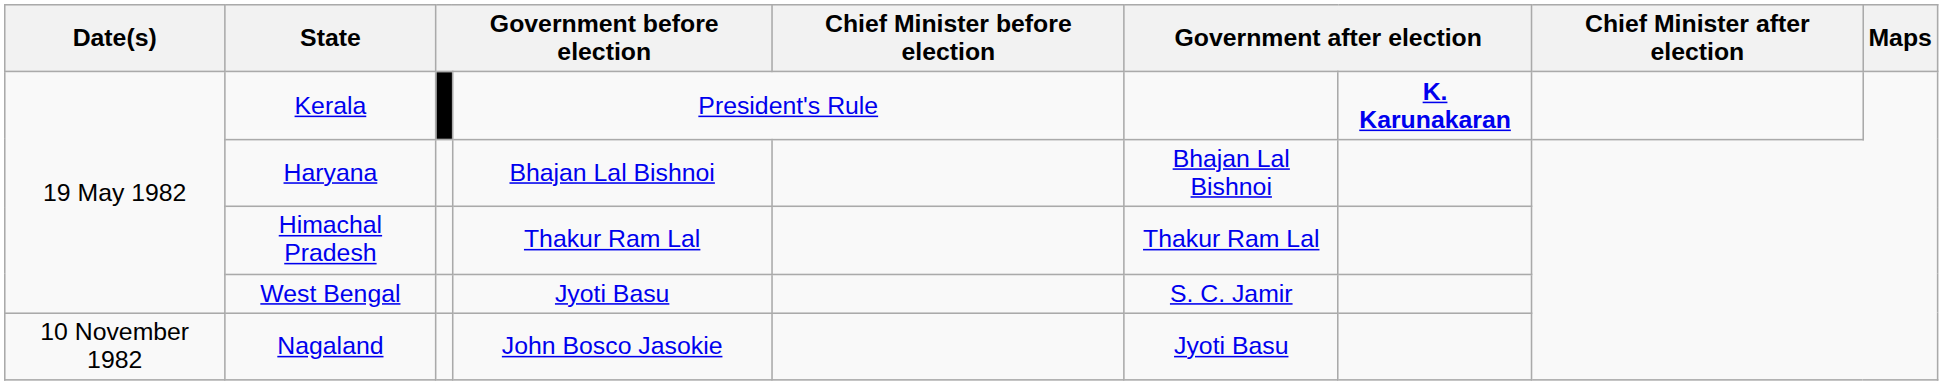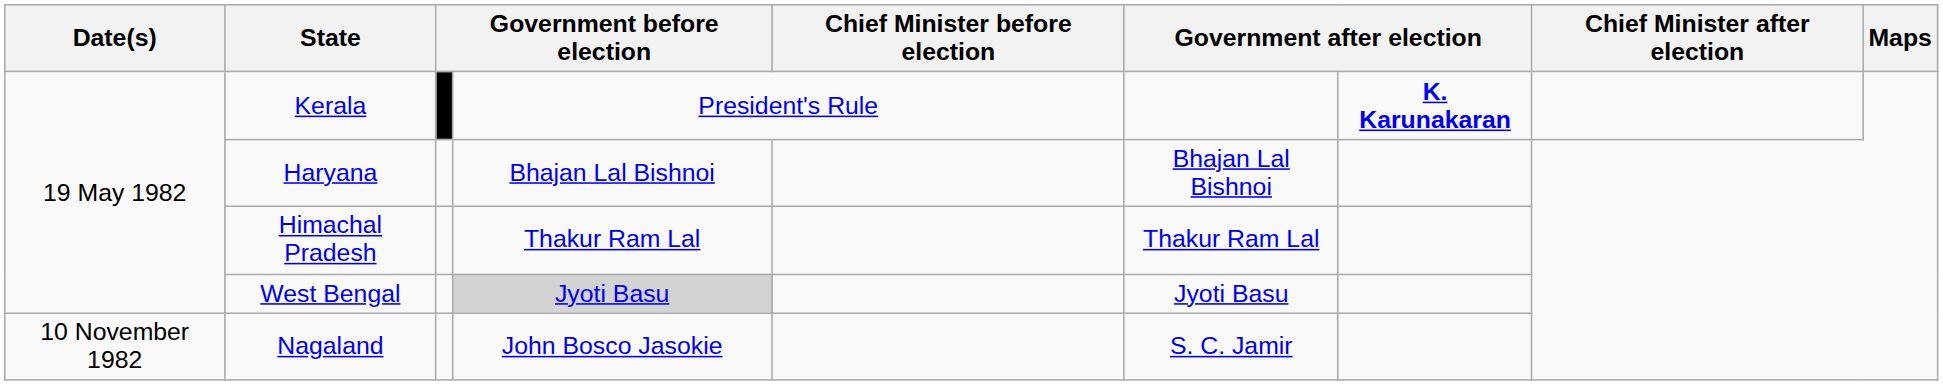(612, 293) no background -> (612, 293) lightgrey background
(1231, 293) S. C. Jamir -> (1231, 293) Jyoti Basu
(1231, 346) Jyoti Basu -> (1231, 346) S. C. Jamir
